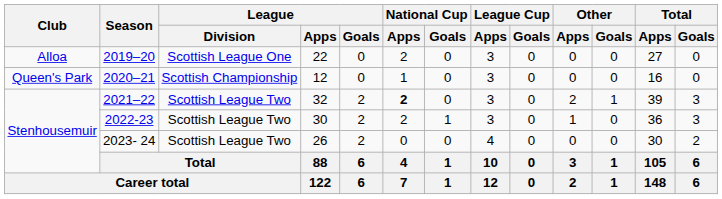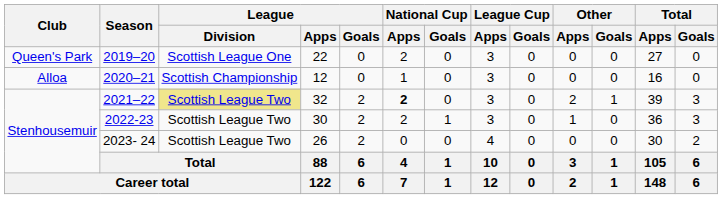(52, 57) Alloa -> (52, 57) Queen's Park
(52, 78) Queen's Park -> (52, 78) Alloa
(229, 99) no background -> (229, 99) khaki background
